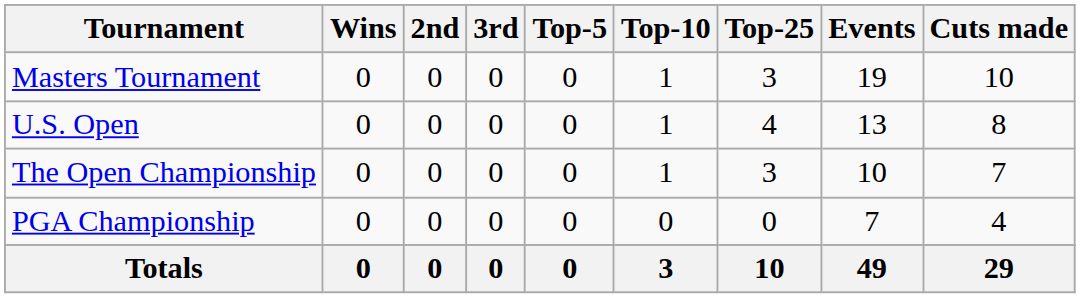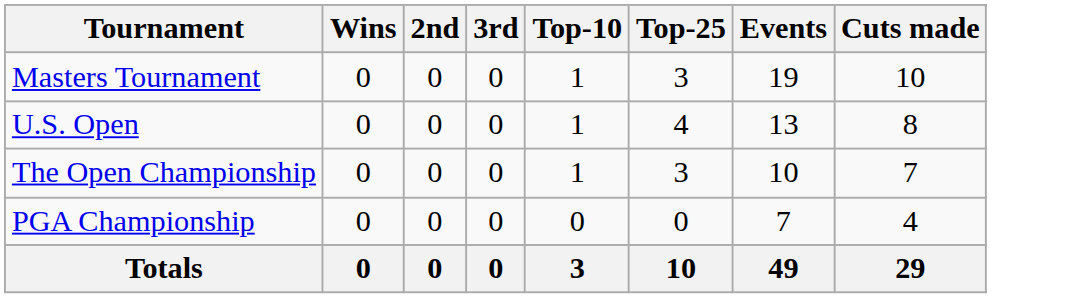- column: (570, 28)
